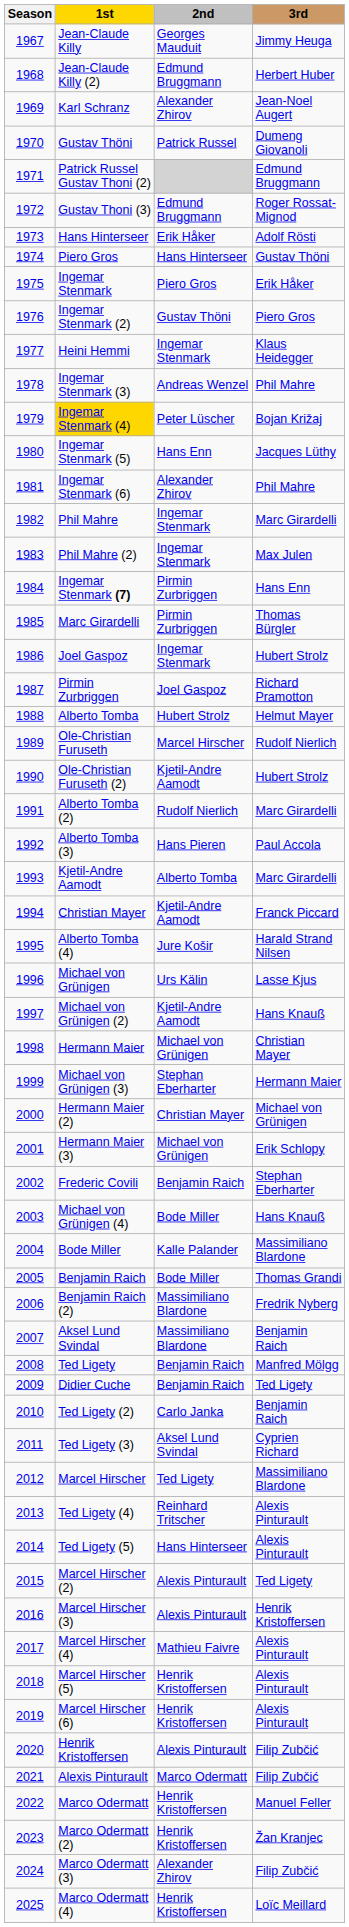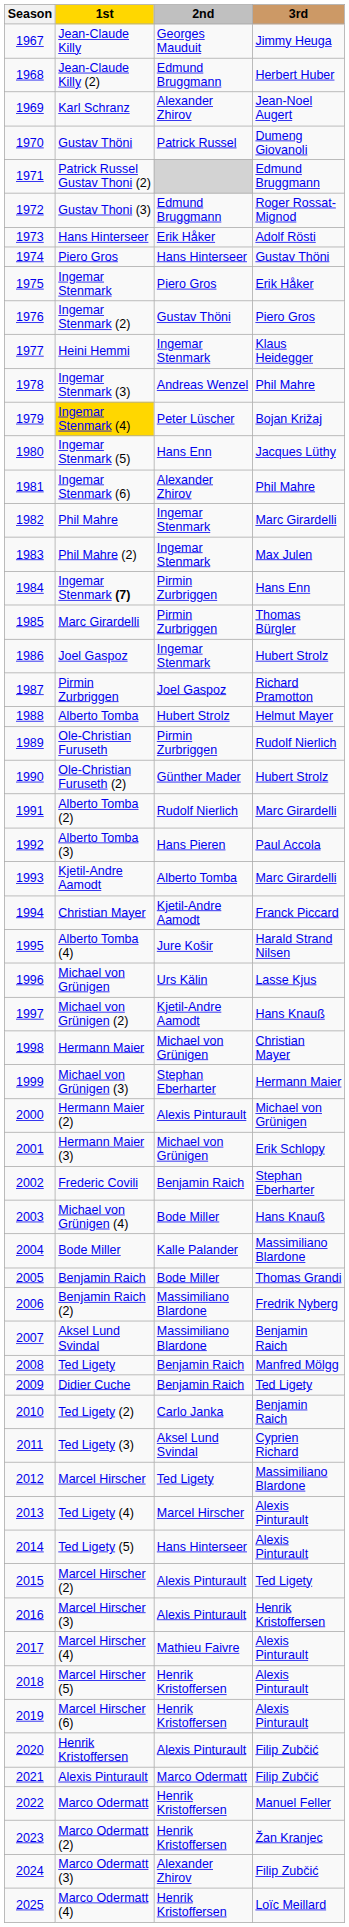(201, 743) Marcel Hirscher -> (187, 743) Pirmin Zurbriggen
(189, 777) Kjetil-Andre Aamodt -> (199, 777) Günther Mader
(201, 1115) Christian Mayer -> (202, 1115) Alexis Pinturault
(182, 1513) Reinhard Tritscher -> (201, 1513) Marcel Hirscher
